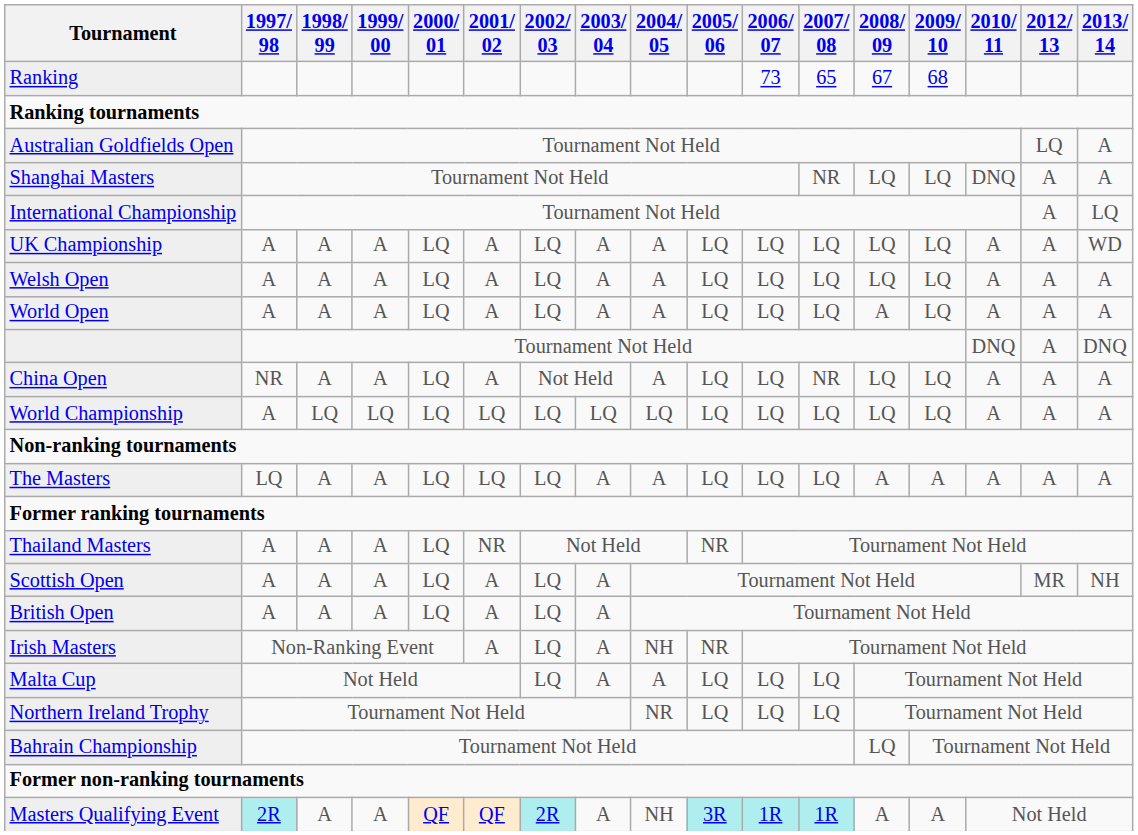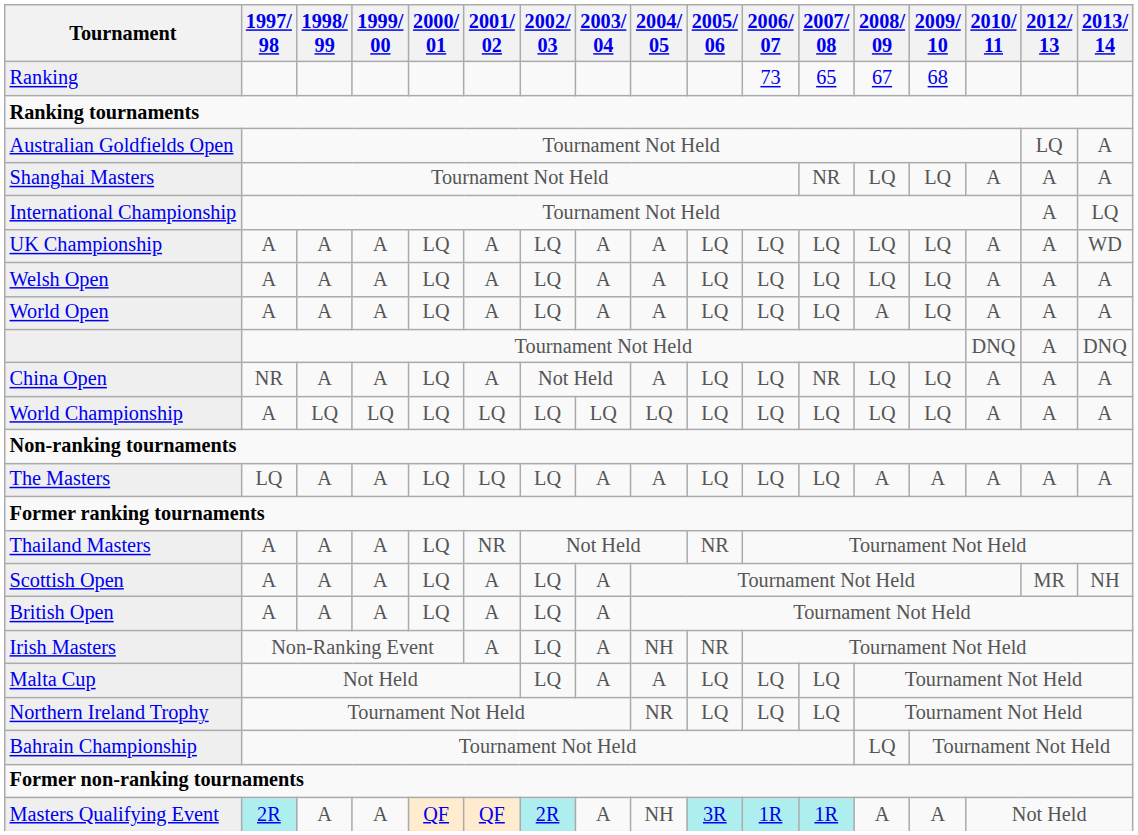(993, 178) DNQ -> (993, 178) A
